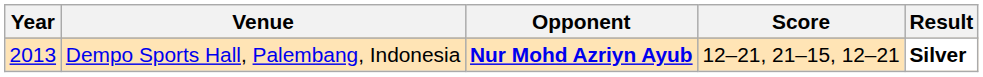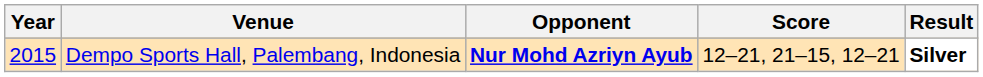(33, 55) 2013 -> (33, 55) 2015
